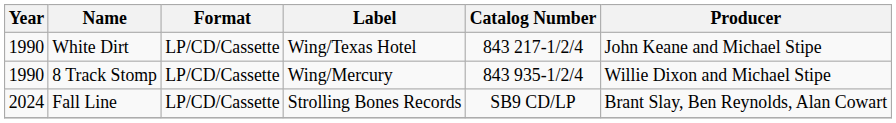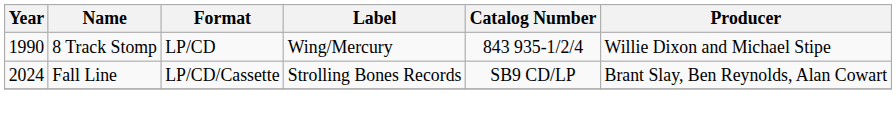- row: (91, 46)
(222, 74) LP/CD/Cassette -> (190, 46) LP/CD
